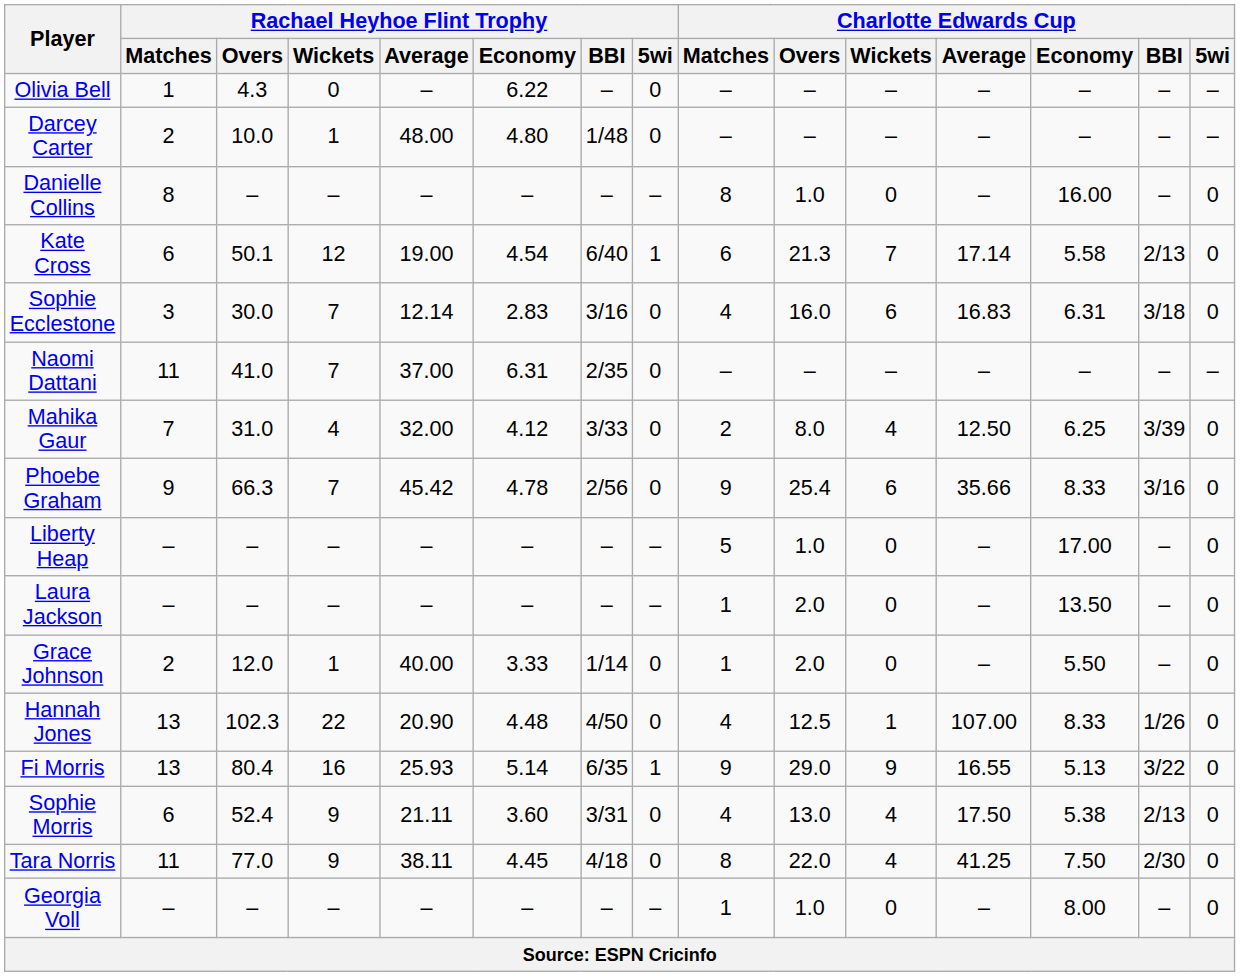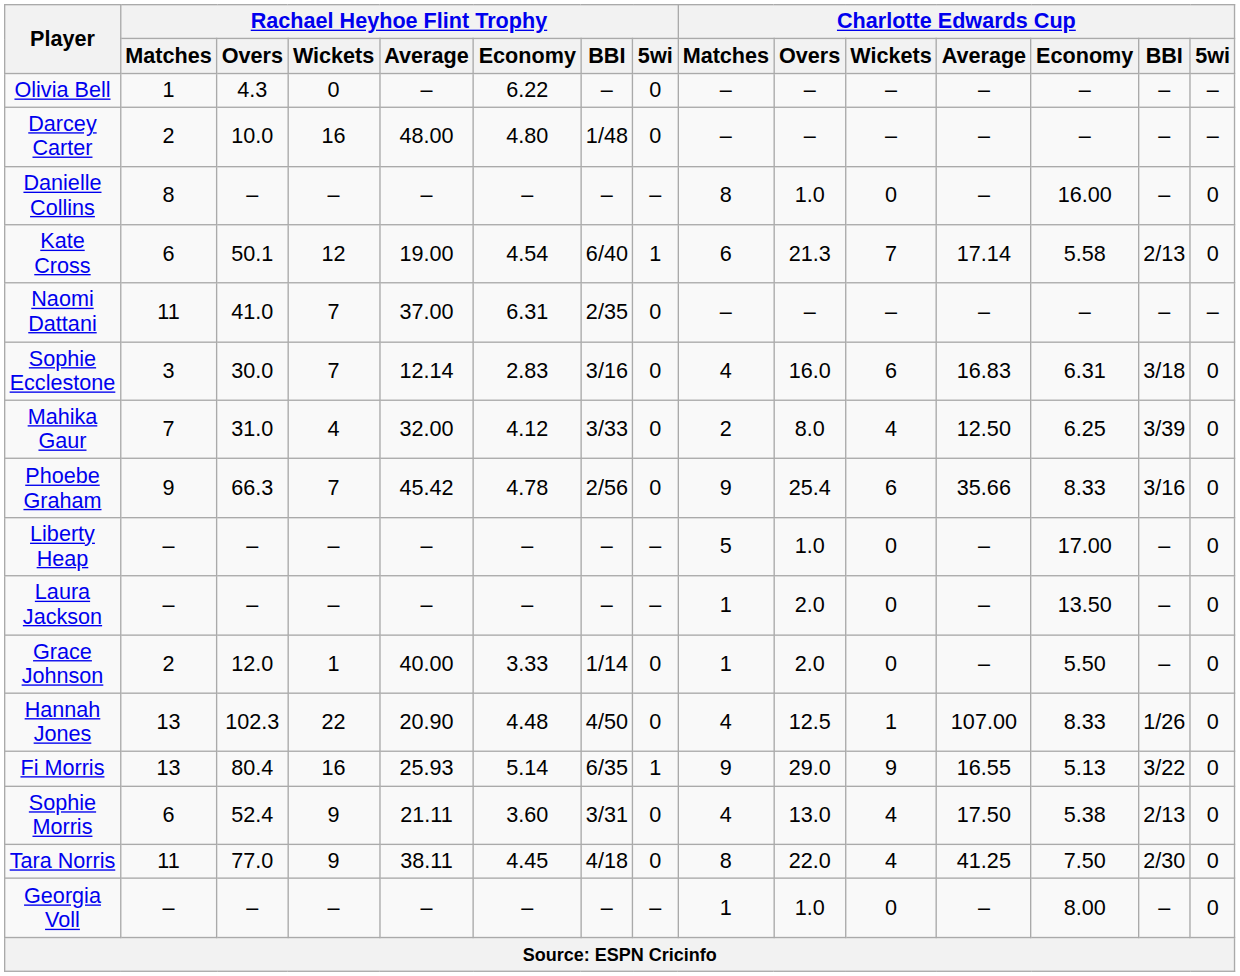(334, 136) 1 -> (334, 136) 16
rows swapped: (62, 370) <-> (62, 312)
